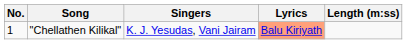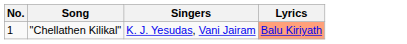- column: (363, 13)
